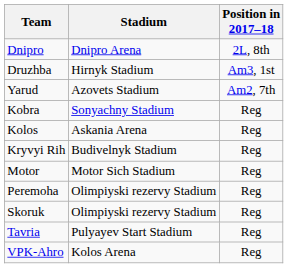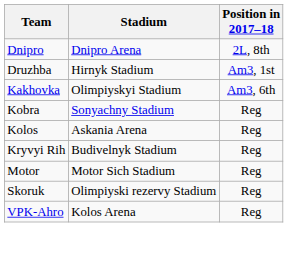+ row: (34, 89)
- row: (23, 89)
- row: (33, 191)
- row: (24, 232)
